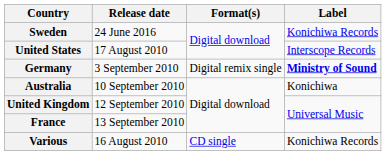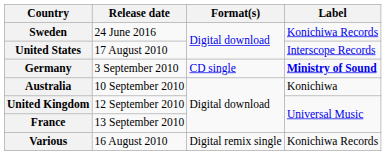(236, 68) Digital remix single -> (213, 68) CD single
(213, 141) CD single -> (236, 141) Digital remix single
